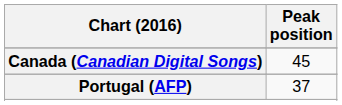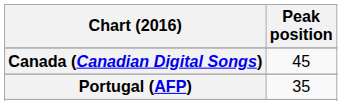(301, 86) 37 -> (301, 86) 35
